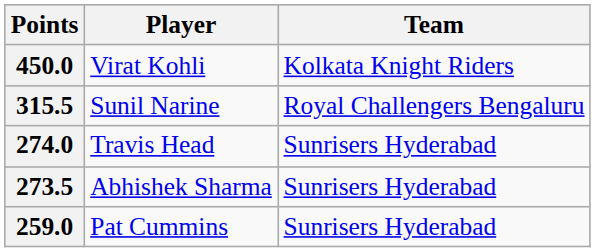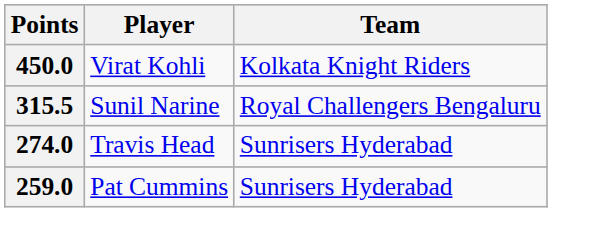- row: (45, 186)
